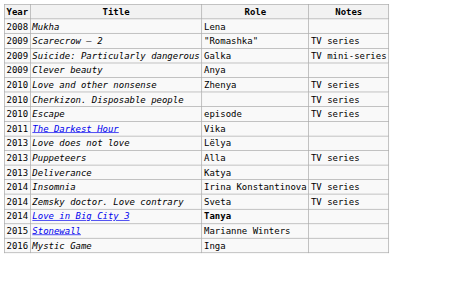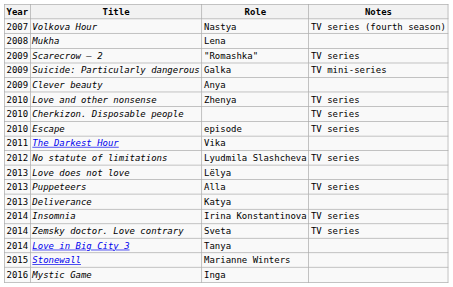+ row: (65, 26)
+ row: (100, 158)
(218, 216) bold -> (218, 246) normal
